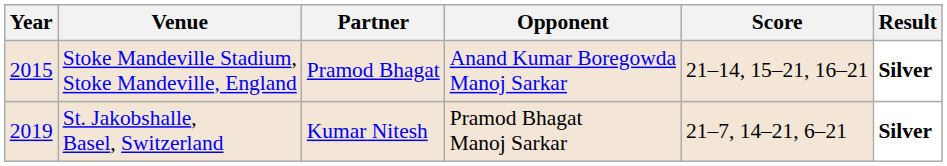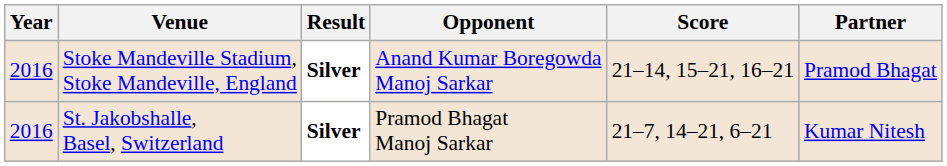columns swapped: (373, 22) <-> (908, 22)
(31, 70) 2015 -> (31, 70) 2016
(31, 131) 2019 -> (31, 131) 2016
